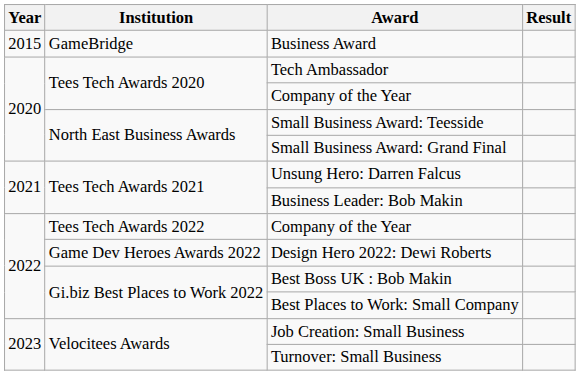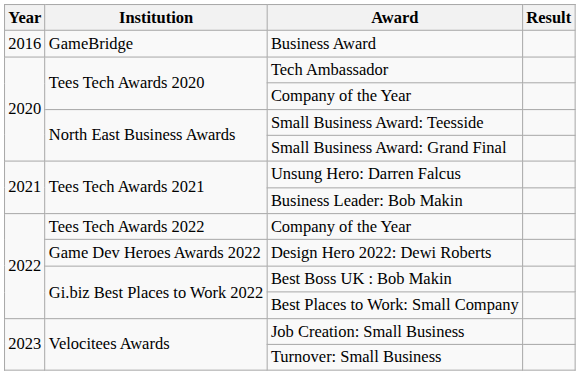(25, 43) 2015 -> (25, 43) 2016
